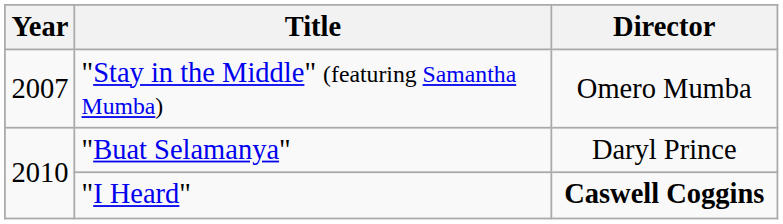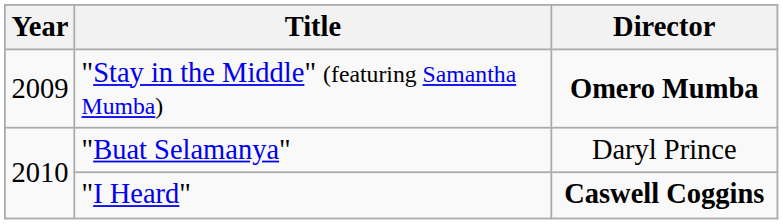(40, 88) 2007 -> (40, 88) 2009
(664, 88) normal -> (664, 88) bold
